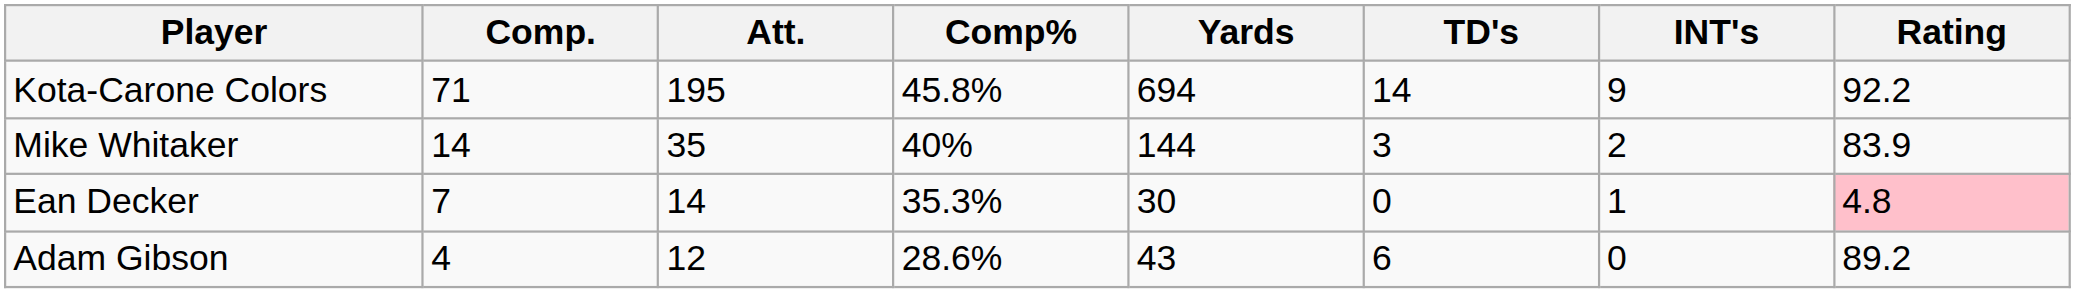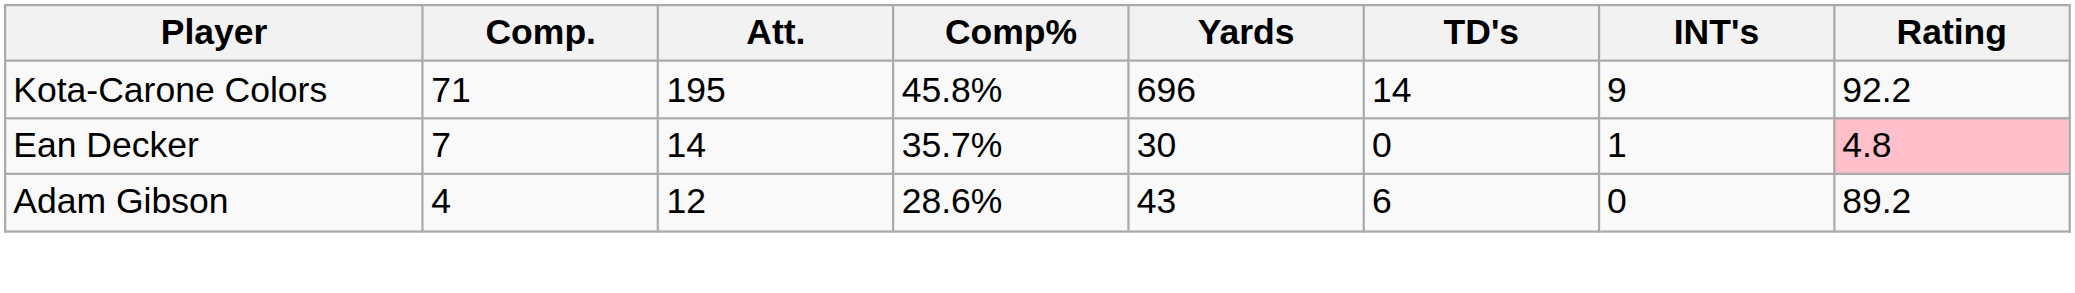(1166, 88) 694 -> (1166, 88) 696
- row: (126, 145)
(952, 201) 35.3% -> (952, 145) 35.7%
